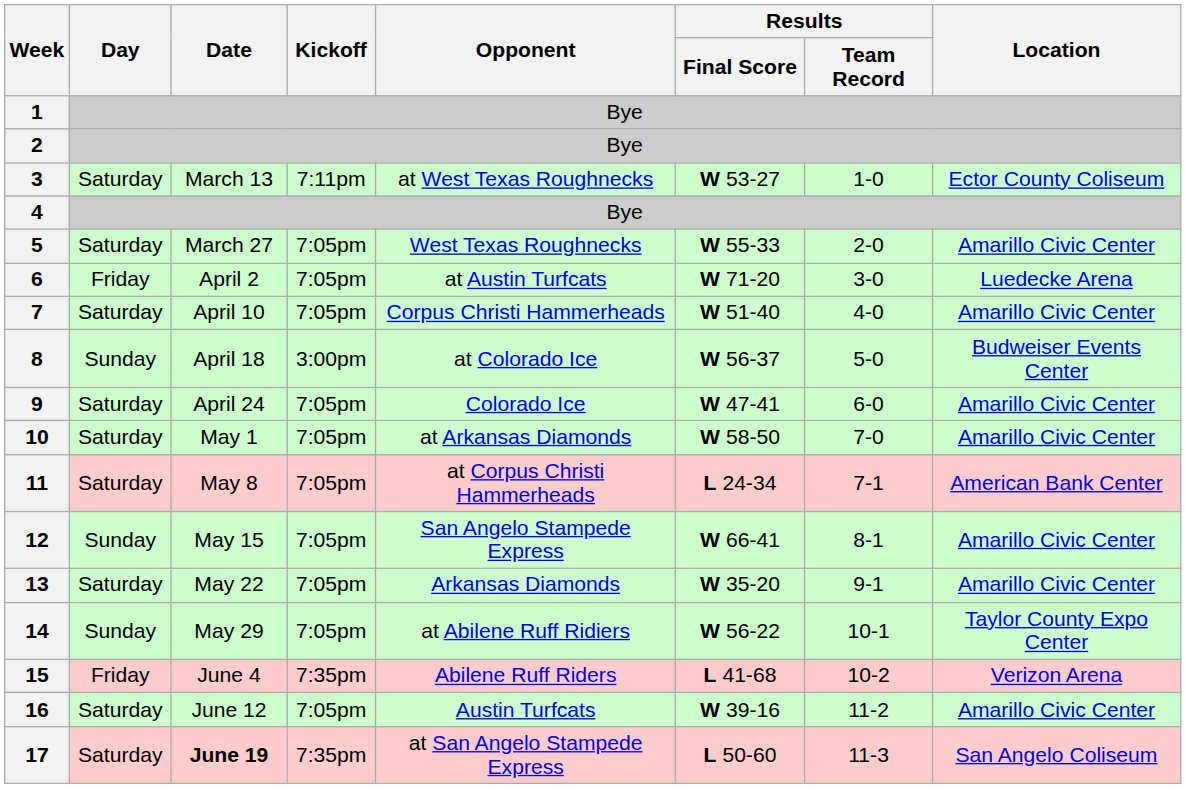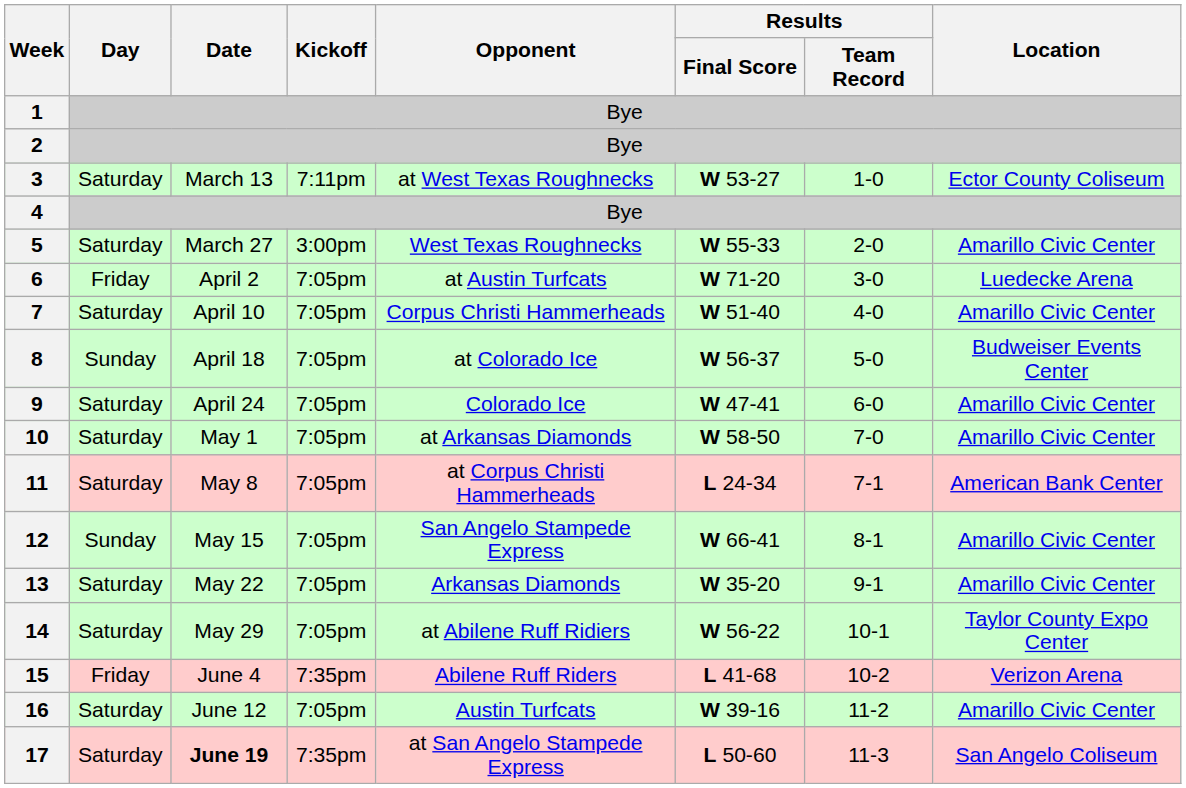(331, 245) 7:05pm -> (331, 245) 3:00pm
(331, 358) 3:00pm -> (331, 358) 7:05pm
(120, 630) Sunday -> (120, 630) Saturday
